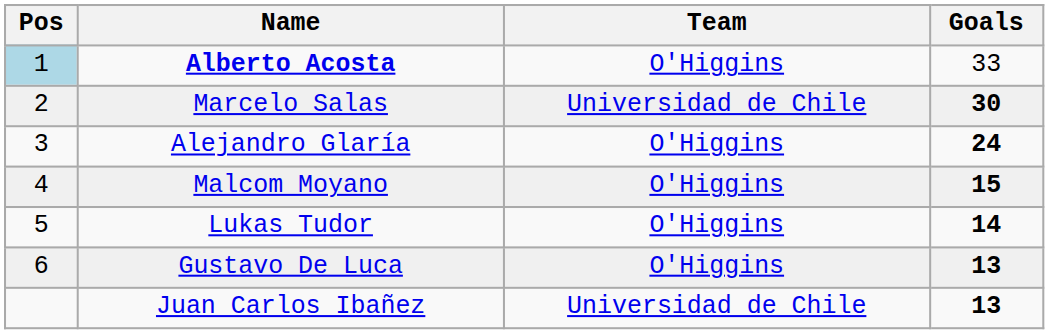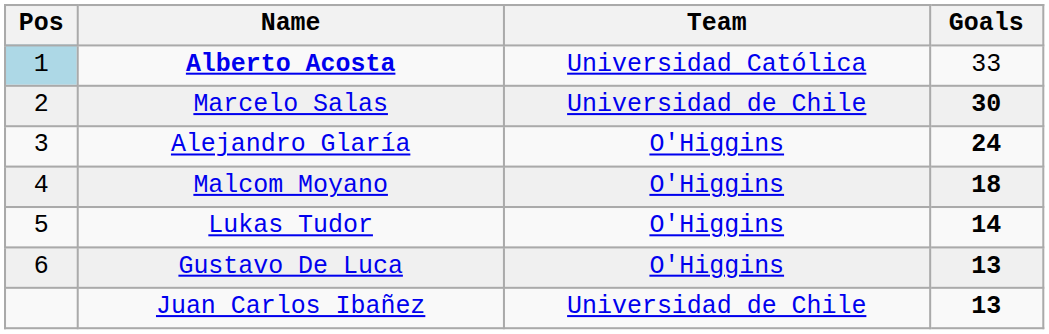(717, 66) O'Higgins -> (717, 66) Universidad Católica
(986, 187) 15 -> (986, 187) 18
